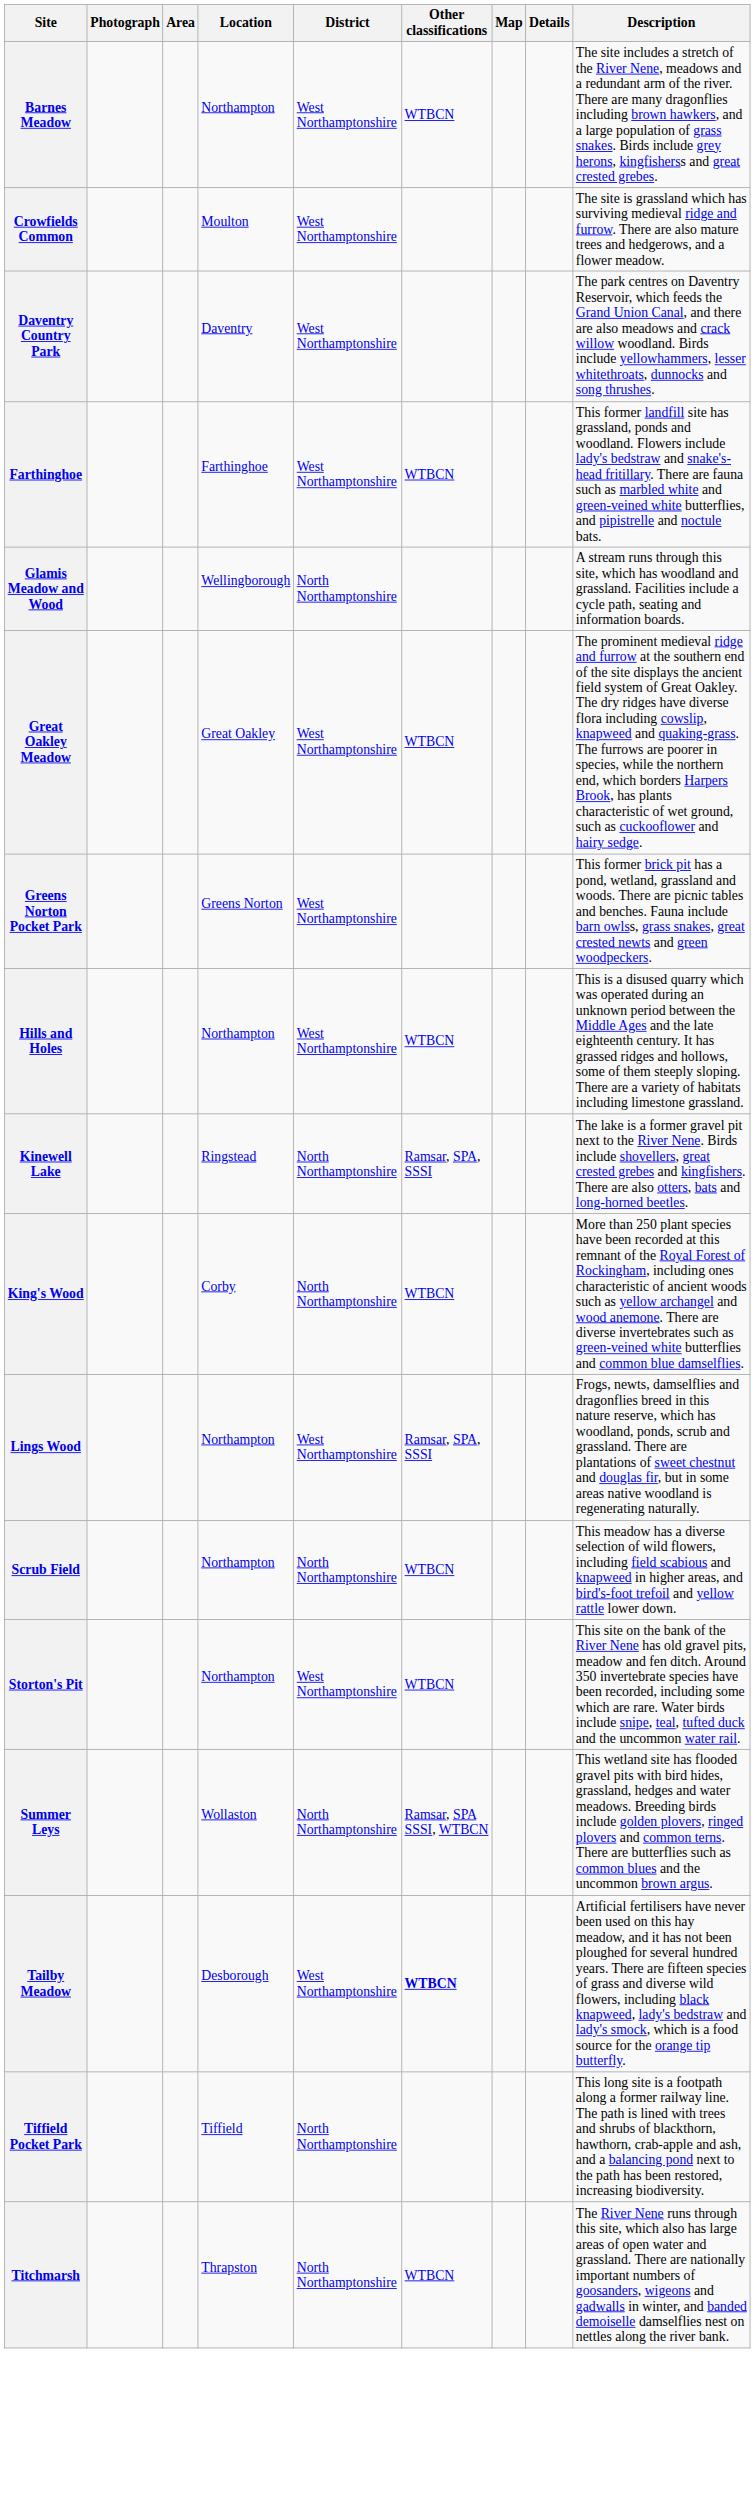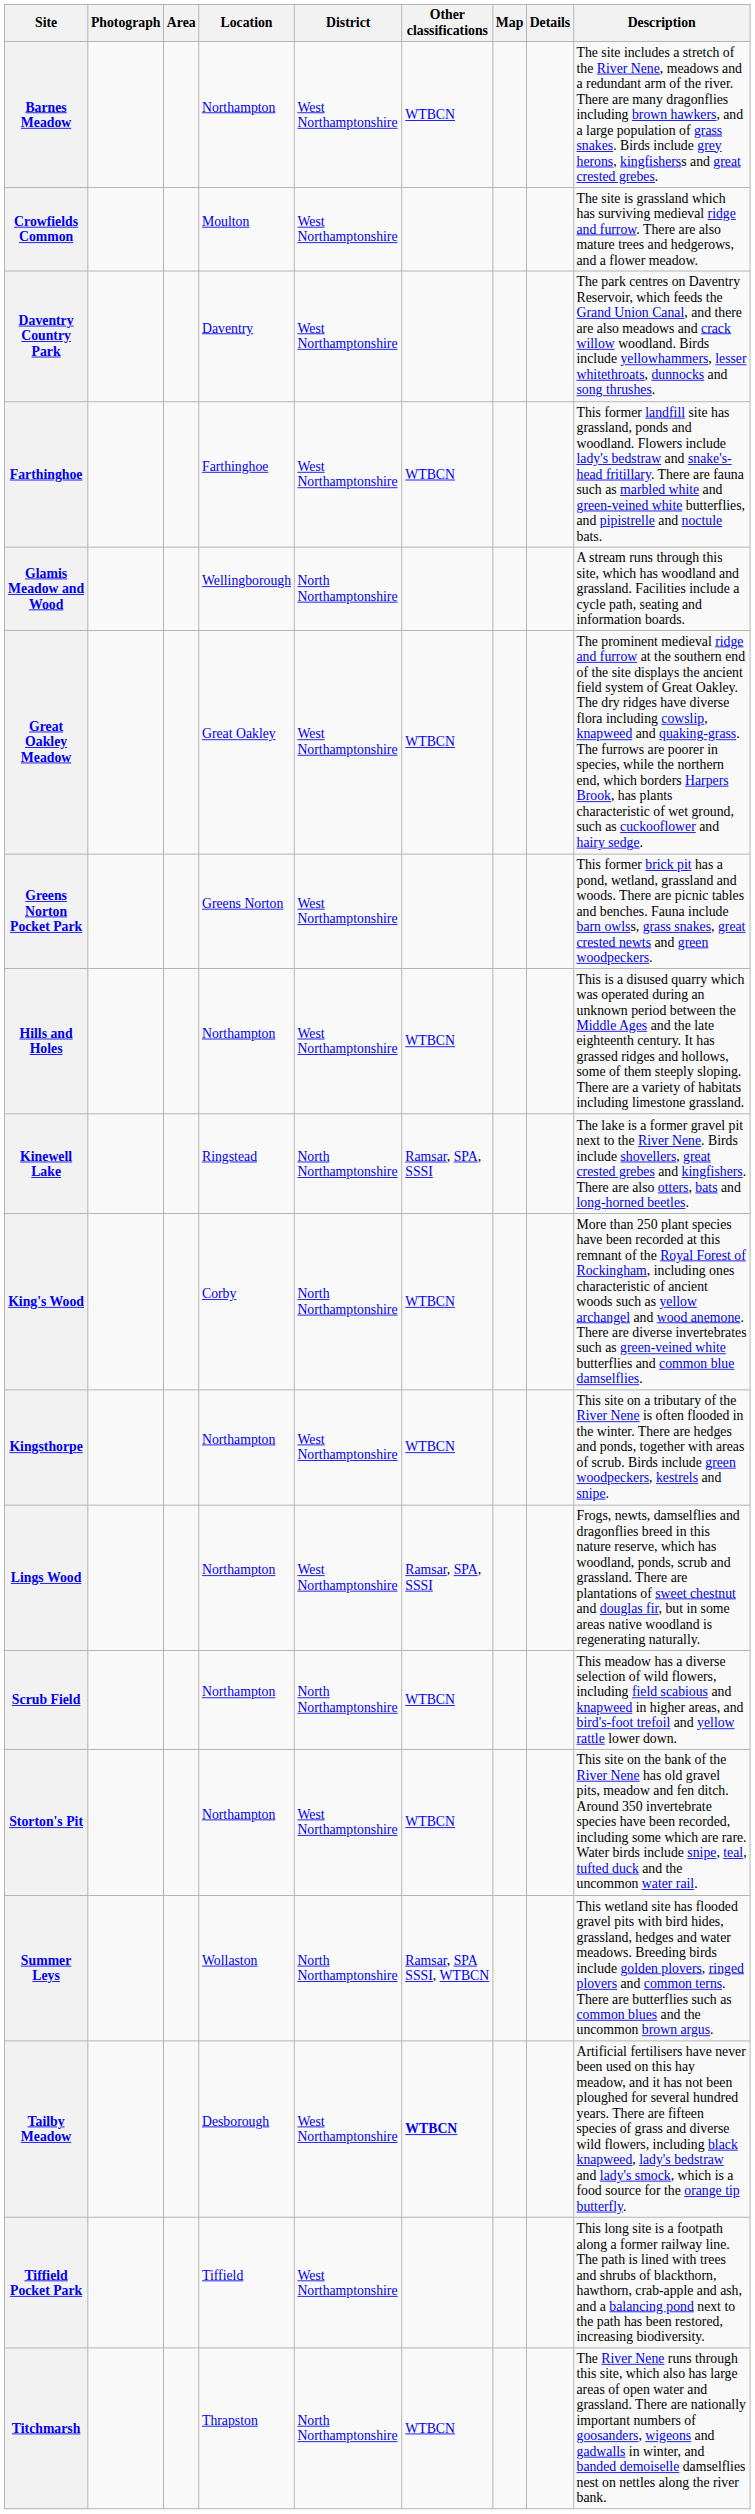+ row: (46, 1447)
(347, 2137) North Northamptonshire -> (347, 2282) West Northamptonshire
